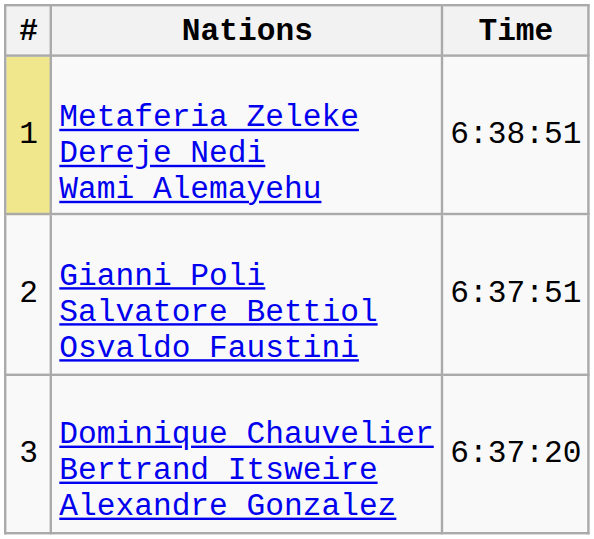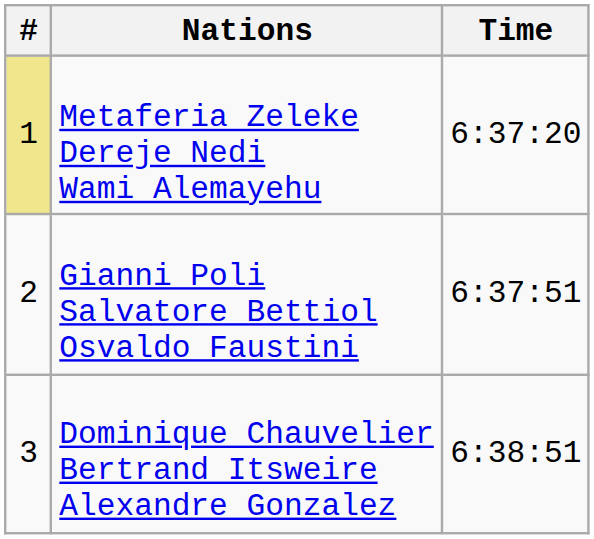(516, 135) 6:38:51 -> (516, 135) 6:37:20
(516, 453) 6:37:20 -> (516, 453) 6:38:51
